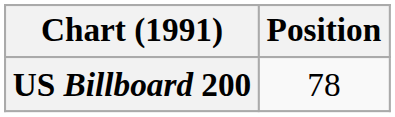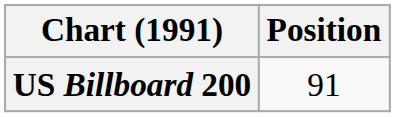(324, 83) 78 -> (324, 83) 91
